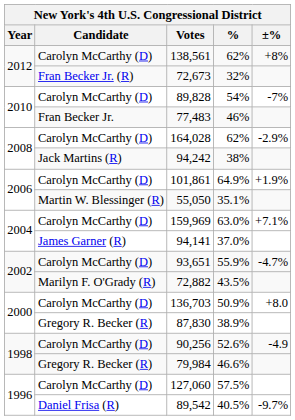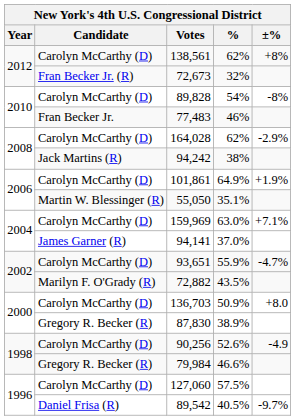(278, 97) -7% -> (278, 97) -8%
